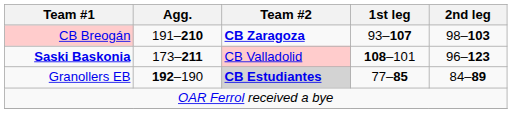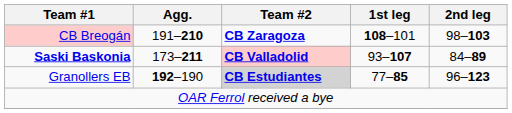(390, 35) 93–107 -> (390, 35) 108–101
(263, 56) normal -> (266, 56) bold
(390, 56) 108–101 -> (390, 56) 93–107
(468, 56) 96–123 -> (468, 56) 84–89
(468, 77) 84–89 -> (468, 77) 96–123
